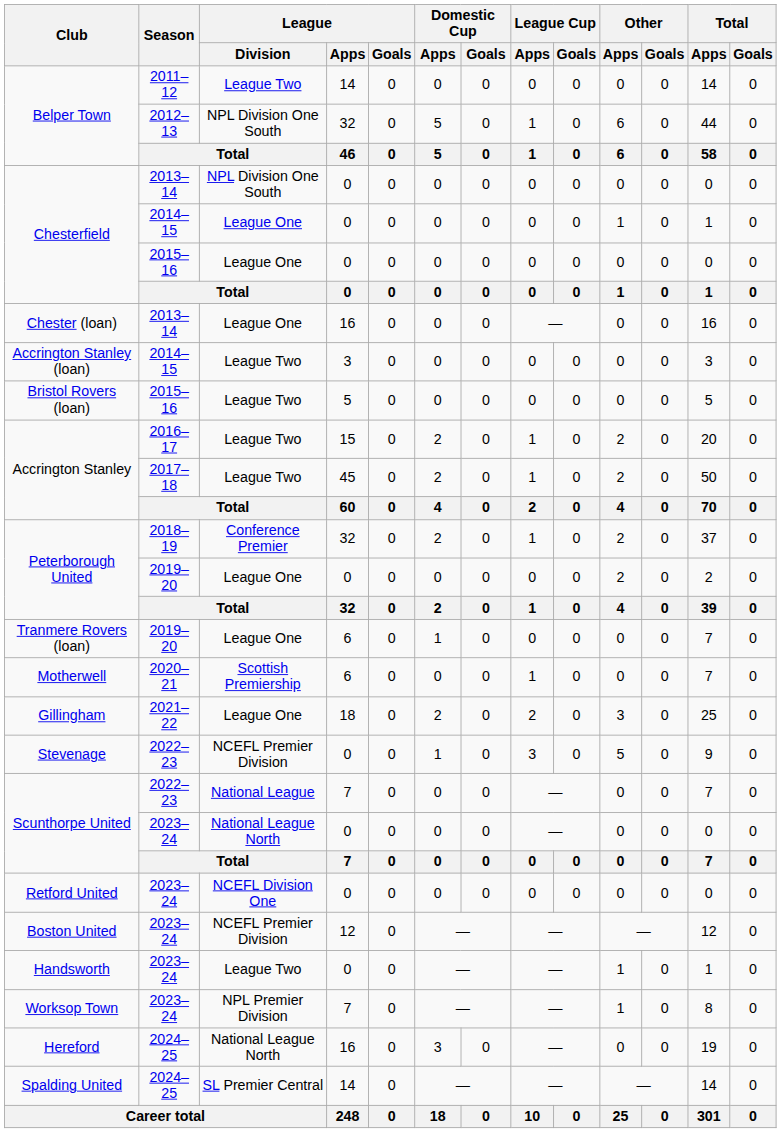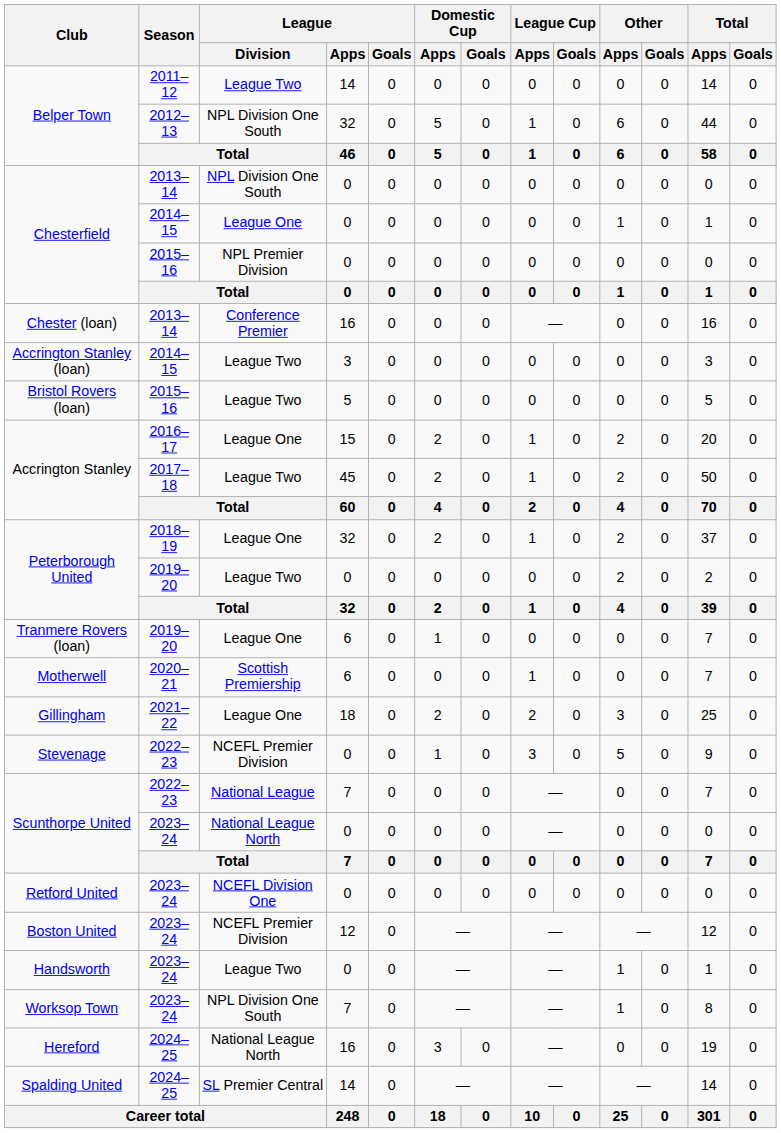(263, 261) League One -> (263, 261) NPL Premier Division
(263, 323) League One -> (263, 323) Conference Premier
(263, 438) League Two -> (263, 438) League One
(263, 538) Conference Premier -> (263, 538) League One
(263, 577) League One -> (263, 577) League Two
(263, 1008) NPL Premier Division -> (263, 1008) NPL Division One South
